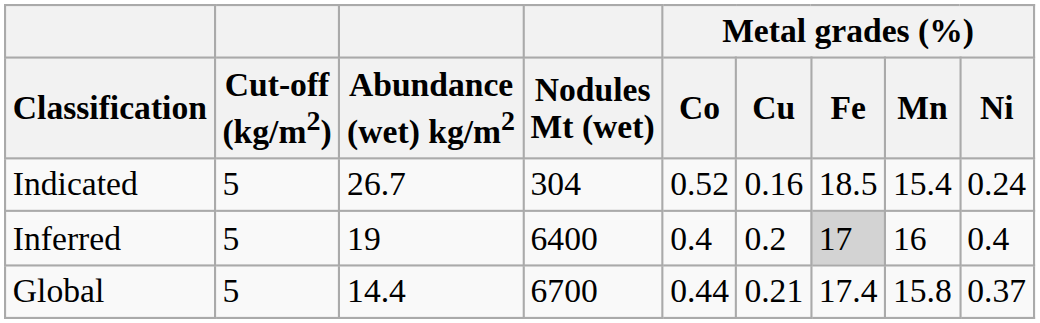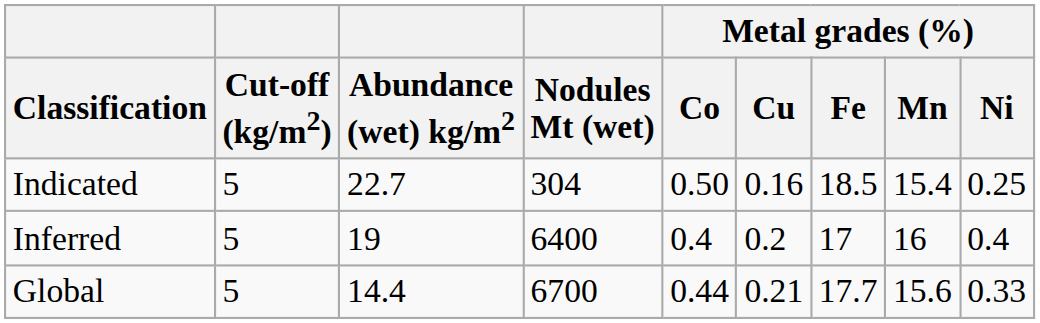(377, 184) 26.7 -> (377, 184) 22.7
(700, 184) 0.52 -> (700, 184) 0.50
(997, 184) 0.24 -> (997, 184) 0.25
(836, 237) lightgrey background -> (836, 237) no background
(848, 291) 17.4 -> (848, 291) 17.7
(922, 291) 15.8 -> (922, 291) 15.6
(997, 291) 0.37 -> (997, 291) 0.33
